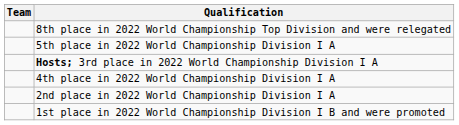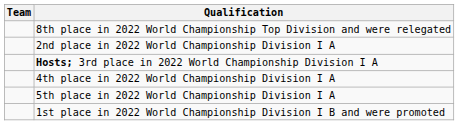rows swapped: (186, 95) <-> (186, 46)
